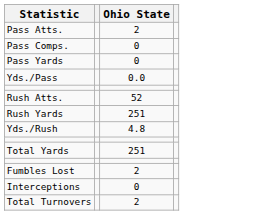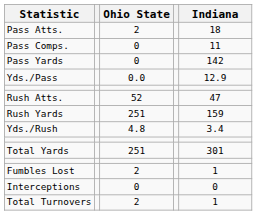+ column: (215, 13)
